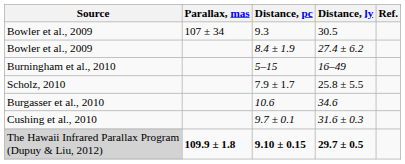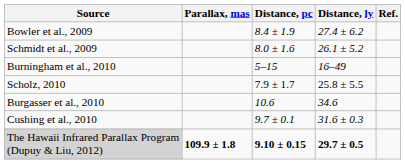- row: (262, 31)
+ row: (275, 48)
